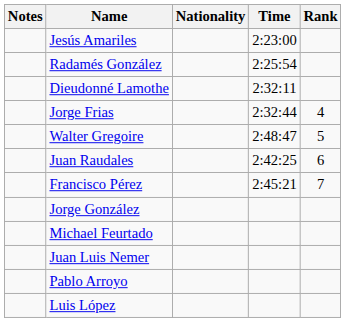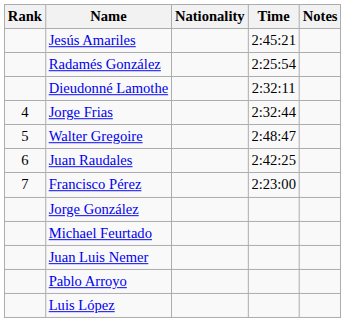columns swapped: (321, 16) <-> (25, 16)
(274, 40) 2:23:00 -> (274, 40) 2:45:21
(274, 185) 2:45:21 -> (274, 185) 2:23:00
